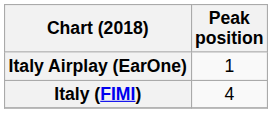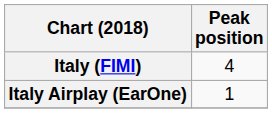rows swapped: (98, 94) <-> (98, 66)
